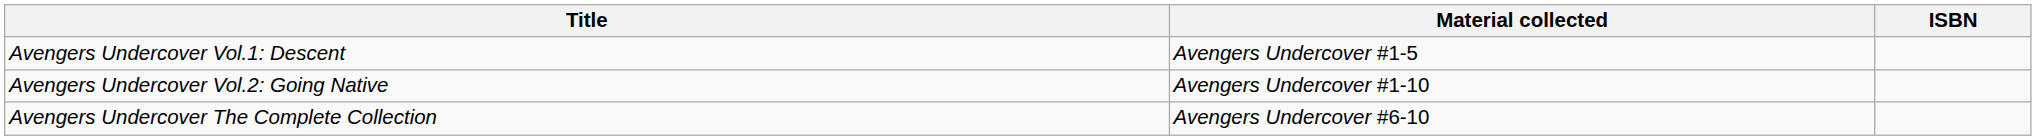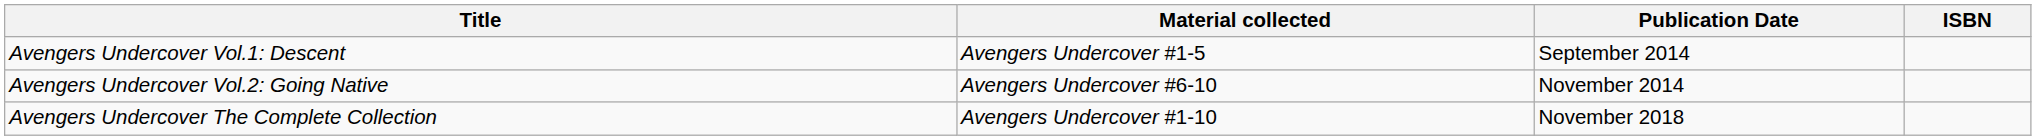+ column: (1719, 20)
(1301, 85) Avengers Undercover #1-10 -> (1089, 85) Avengers Undercover #6-10
(1301, 118) Avengers Undercover #6-10 -> (1089, 118) Avengers Undercover #1-10
